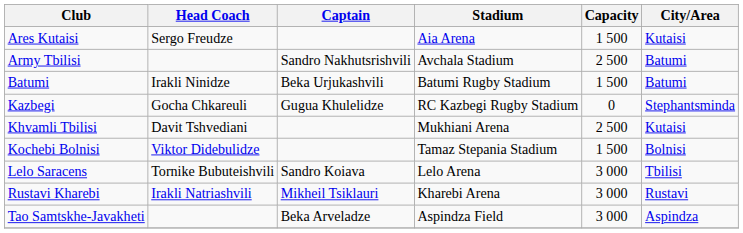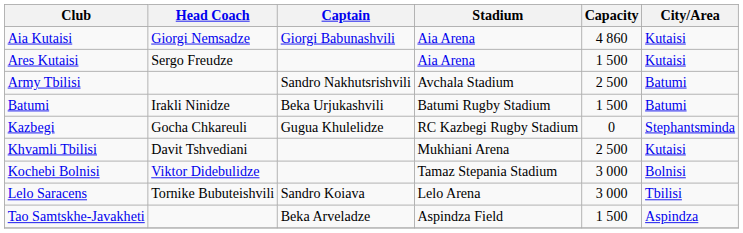+ row: (40, 37)
(612, 149) 1 500 -> (612, 171) 3 000
- row: (54, 194)
(612, 216) 3 000 -> (612, 216) 1 500
